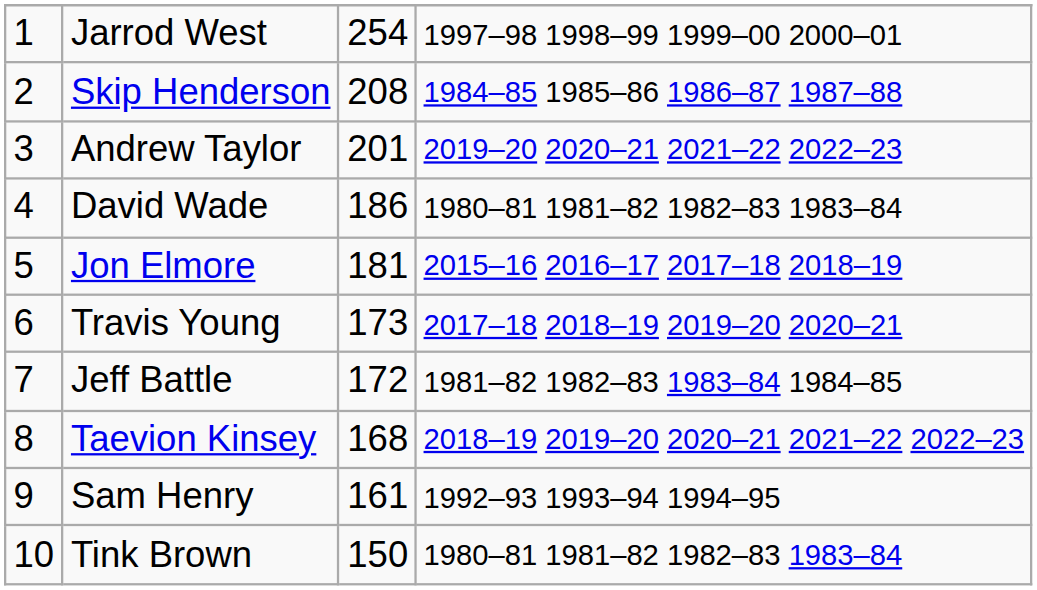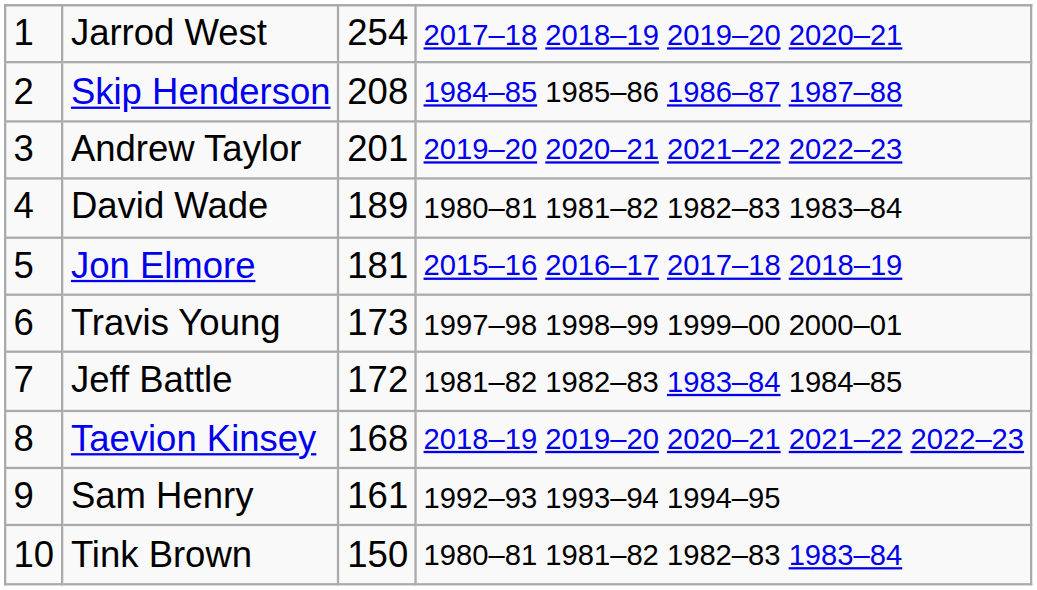(663, 34) 1997–98 1998–99 1999–00 2000–01 -> (663, 34) 2017–18 2018–19 2019–20 2020–21
(378, 206) 186 -> (378, 206) 189
(663, 323) 2017–18 2018–19 2019–20 2020–21 -> (663, 323) 1997–98 1998–99 1999–00 2000–01
